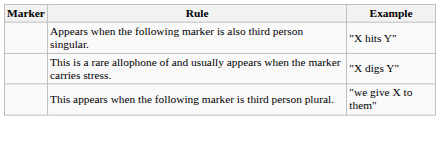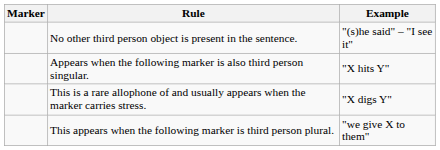+ row: (174, 37)
